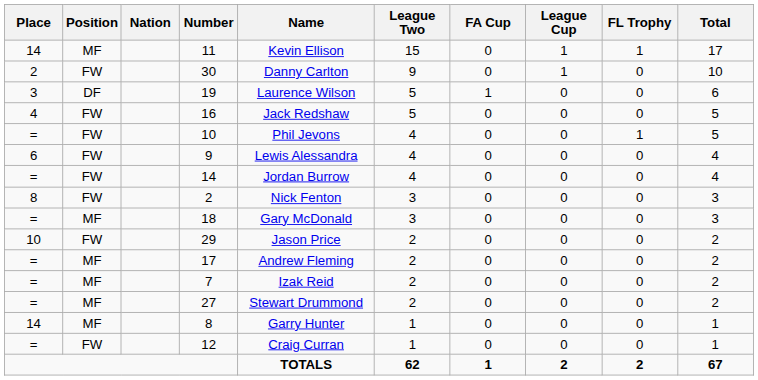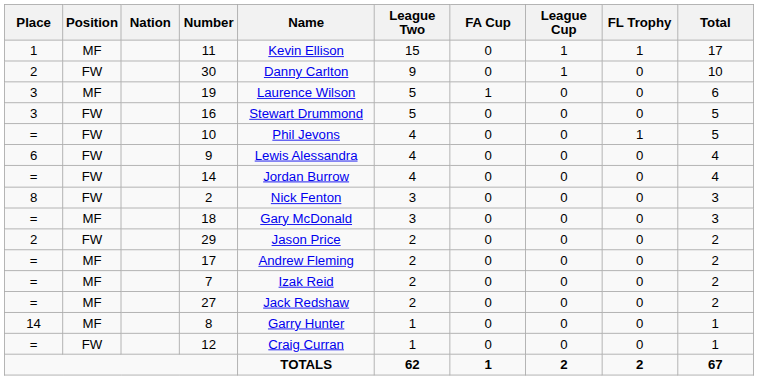(34, 51) 14 -> (34, 51) 1
(92, 93) DF -> (92, 93) MF
(34, 114) 4 -> (34, 114) 3
(306, 114) Jack Redshaw -> (306, 114) Stewart Drummond
(34, 239) 10 -> (34, 239) 2
(306, 302) Stewart Drummond -> (306, 302) Jack Redshaw
